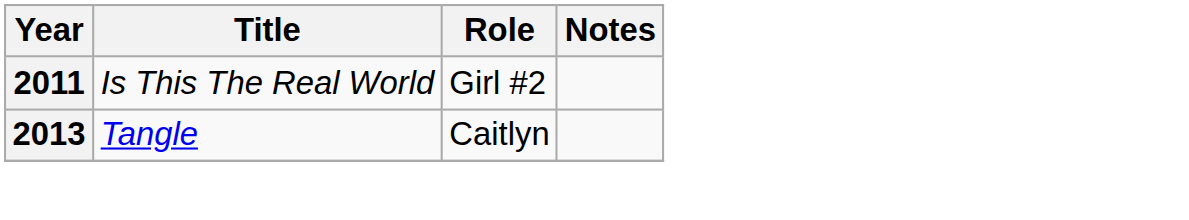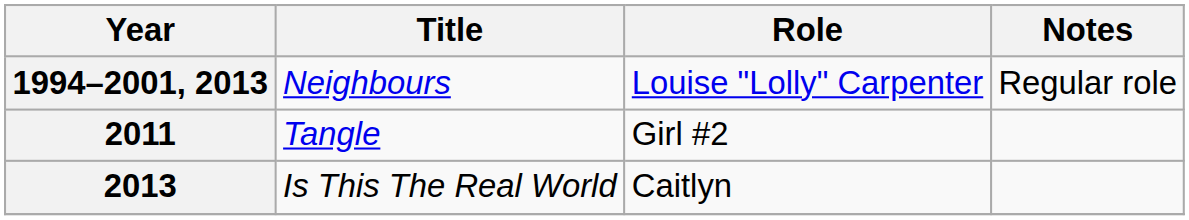+ row: (140, 82)
(267, 82) Is This The Real World -> (332, 134) Tangle
(149, 134) Tangle -> (450, 186) Is This The Real World
